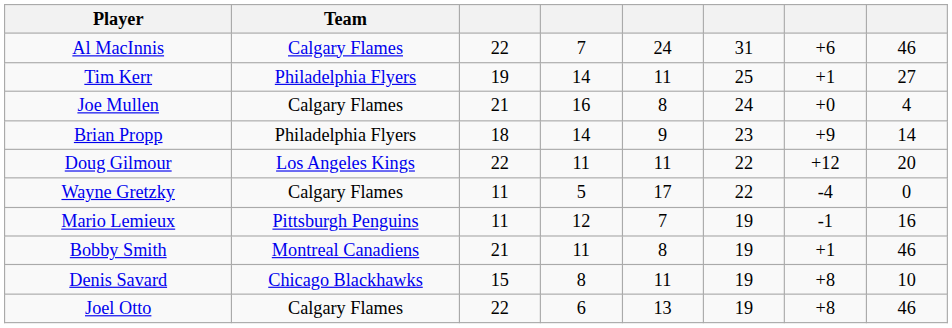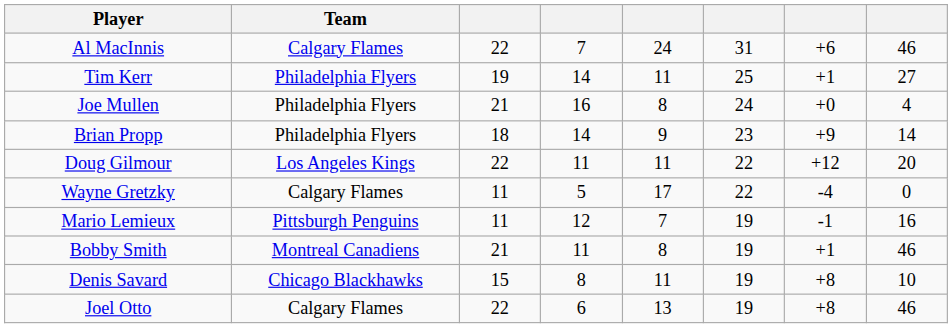(346, 105) Calgary Flames -> (345, 105) Philadelphia Flyers
